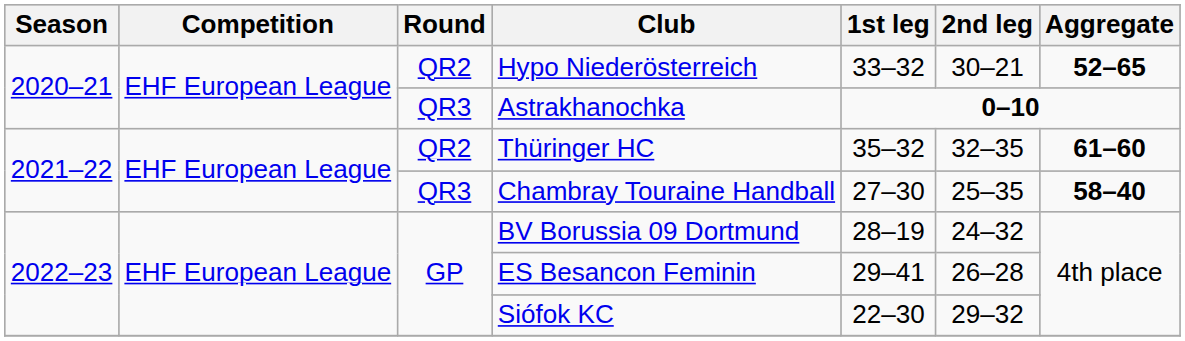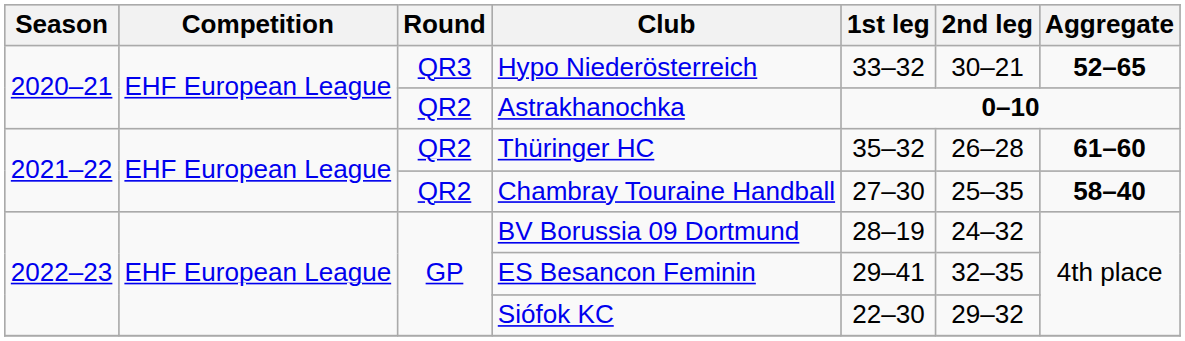(444, 66) QR2 -> (444, 66) QR3
(444, 107) QR3 -> (444, 107) QR2
(987, 149) 32–35 -> (987, 149) 26–28
(444, 190) QR3 -> (444, 190) QR2
(987, 273) 26–28 -> (987, 273) 32–35
